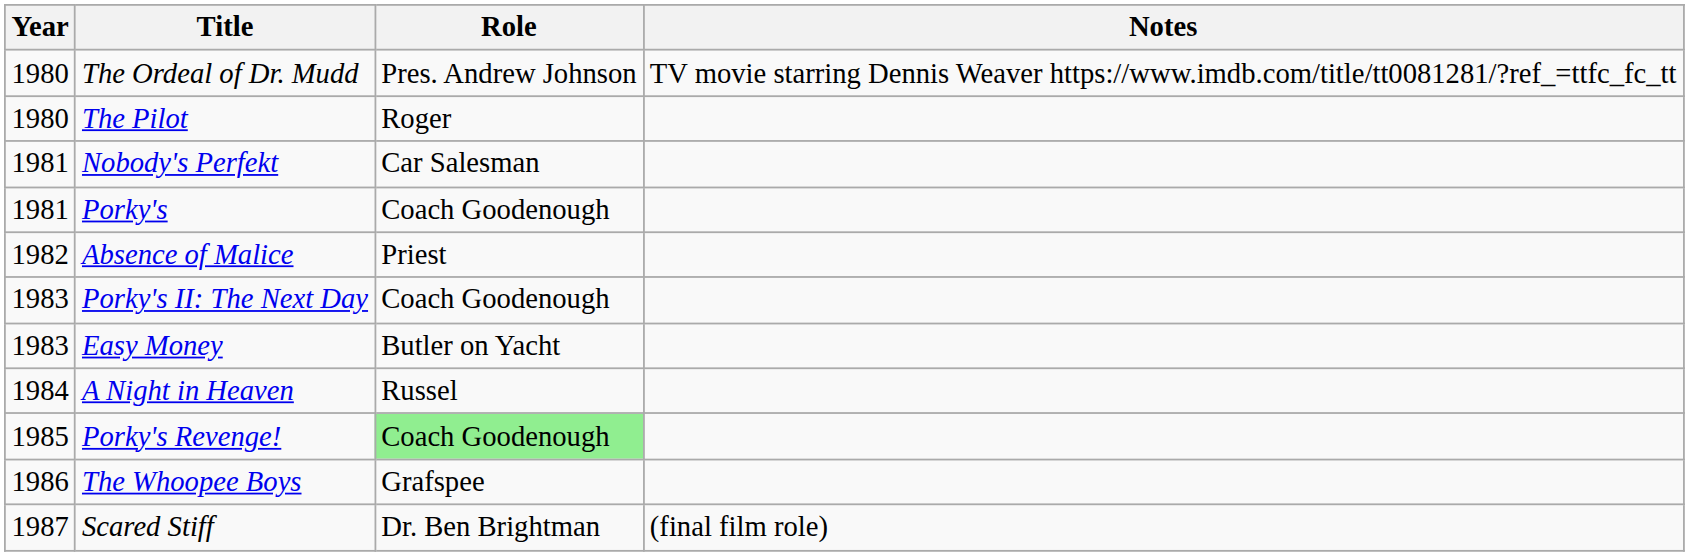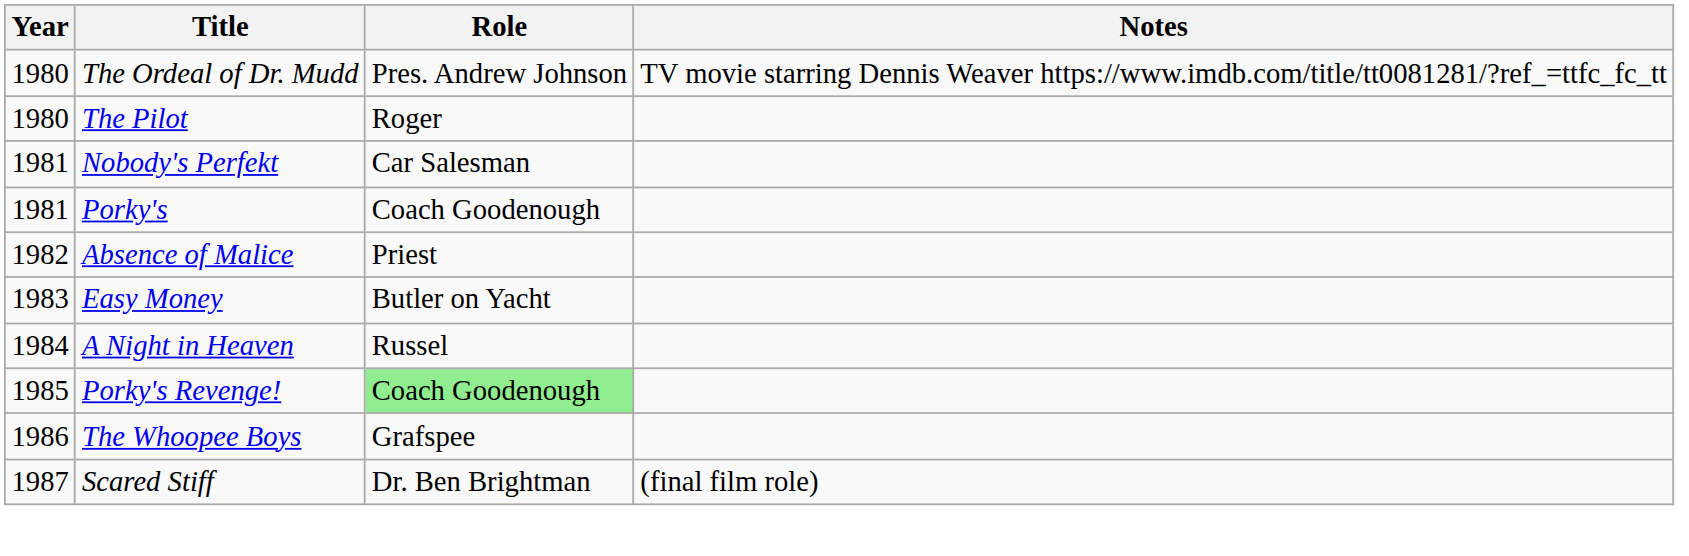- row: (225, 299)
